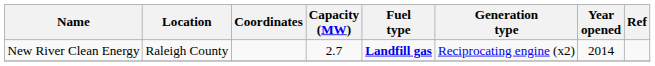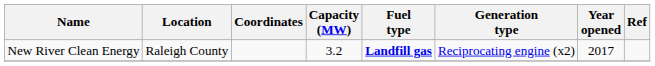(334, 50) 2.7 -> (334, 50) 3.2
(601, 50) 2014 -> (601, 50) 2017
